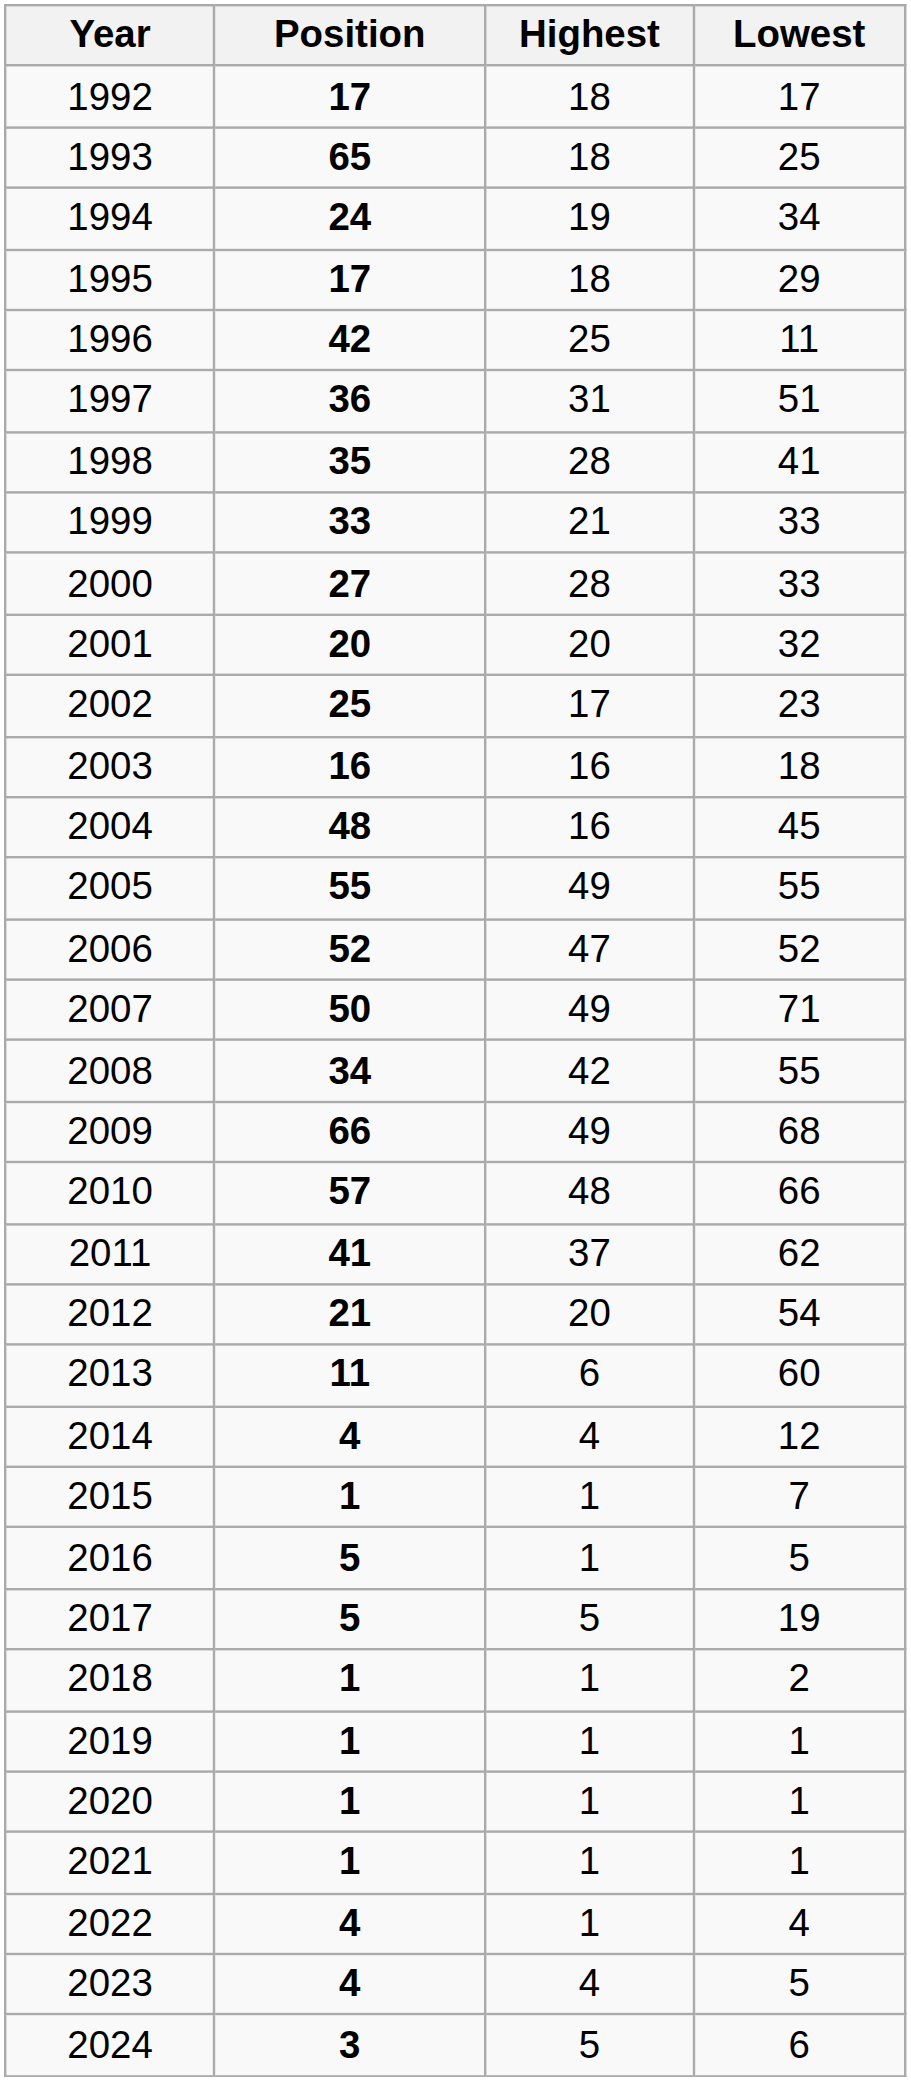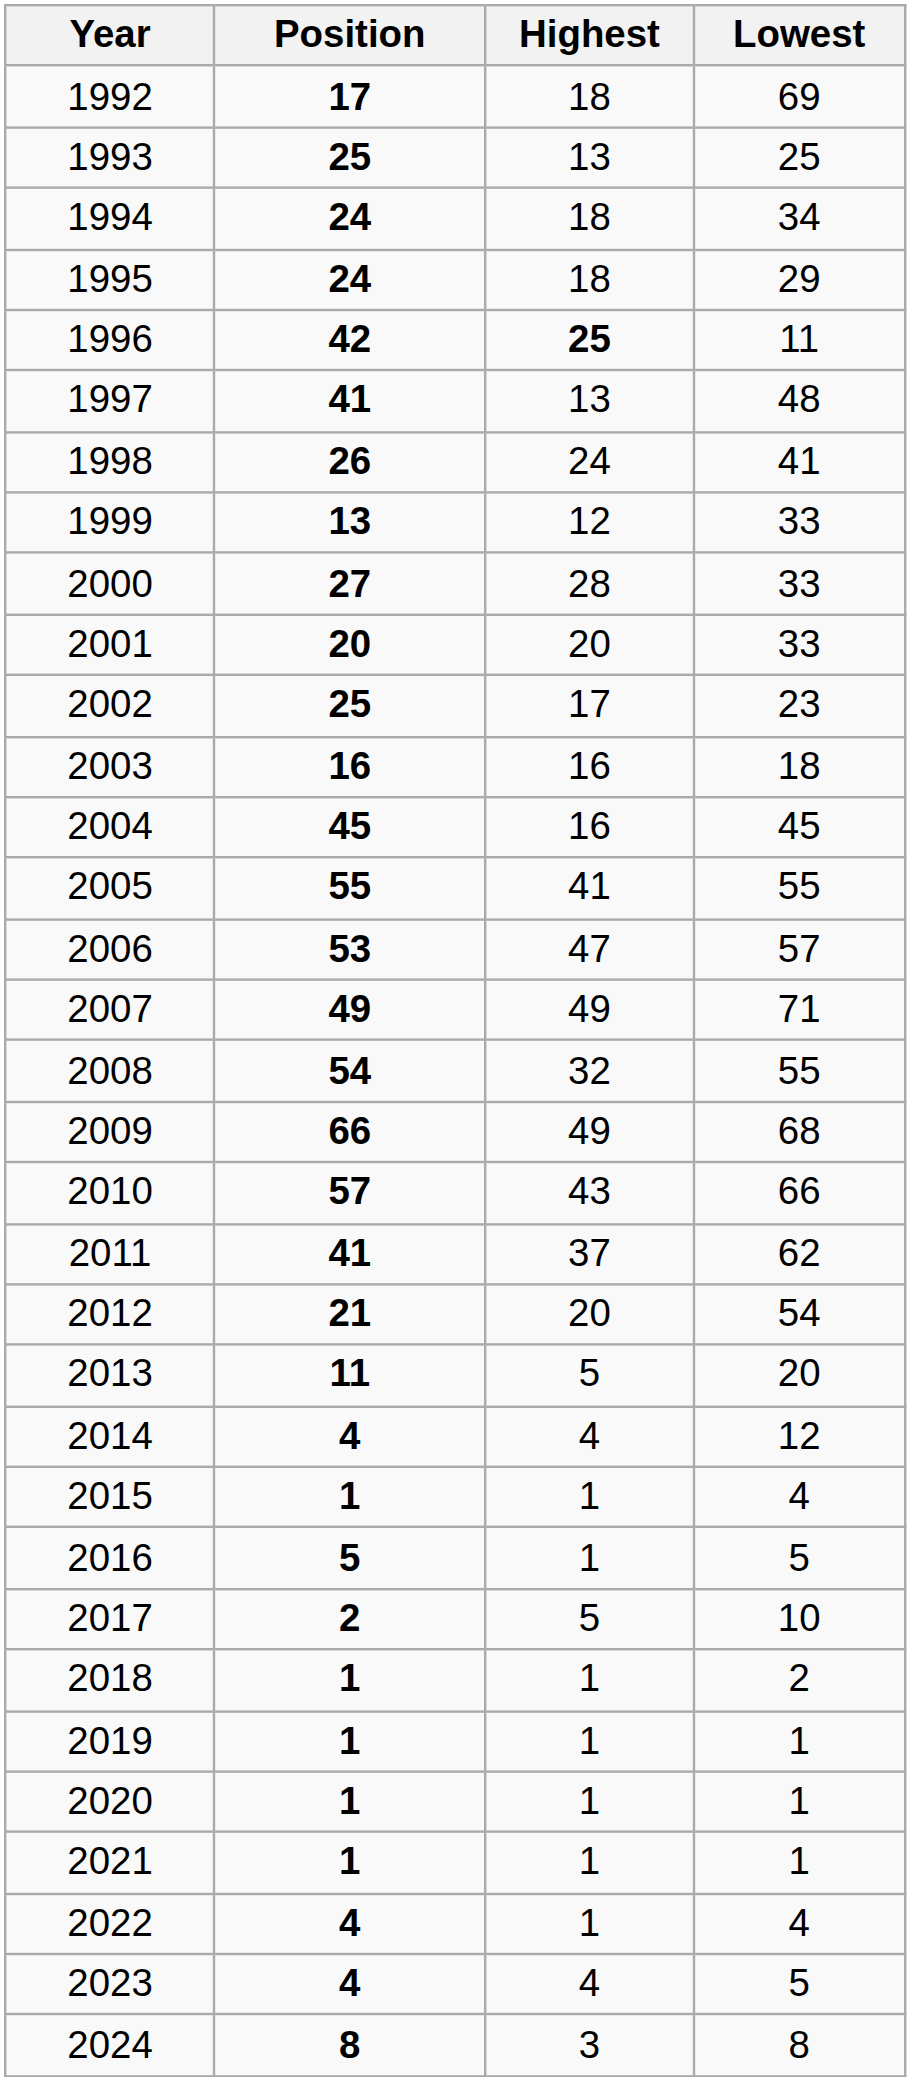(799, 95) 17 -> (799, 95) 69
(350, 156) 65 -> (350, 156) 25
(589, 156) 18 -> (589, 156) 13
(589, 217) 19 -> (589, 217) 18
(350, 278) 17 -> (350, 278) 24
(589, 339) normal -> (589, 339) bold
(350, 400) 36 -> (350, 400) 41
(589, 400) 31 -> (589, 400) 13
(799, 400) 51 -> (799, 400) 48
(350, 461) 35 -> (350, 461) 26
(589, 461) 28 -> (589, 461) 24
(350, 522) 33 -> (350, 522) 13
(589, 522) 21 -> (589, 522) 12
(799, 643) 32 -> (799, 643) 33
(350, 826) 48 -> (350, 826) 45
(589, 887) 49 -> (589, 887) 41
(350, 948) 52 -> (350, 948) 53
(799, 948) 52 -> (799, 948) 57
(350, 1009) 50 -> (350, 1009) 49
(350, 1070) 34 -> (350, 1070) 54
(589, 1070) 42 -> (589, 1070) 32
(589, 1192) 48 -> (589, 1192) 43
(589, 1374) 6 -> (589, 1374) 5
(799, 1374) 60 -> (799, 1374) 20
(799, 1496) 7 -> (799, 1496) 4
(350, 1618) 5 -> (350, 1618) 2
(799, 1618) 19 -> (799, 1618) 10
(350, 2044) 3 -> (350, 2044) 8
(589, 2044) 5 -> (589, 2044) 3
(799, 2044) 6 -> (799, 2044) 8
